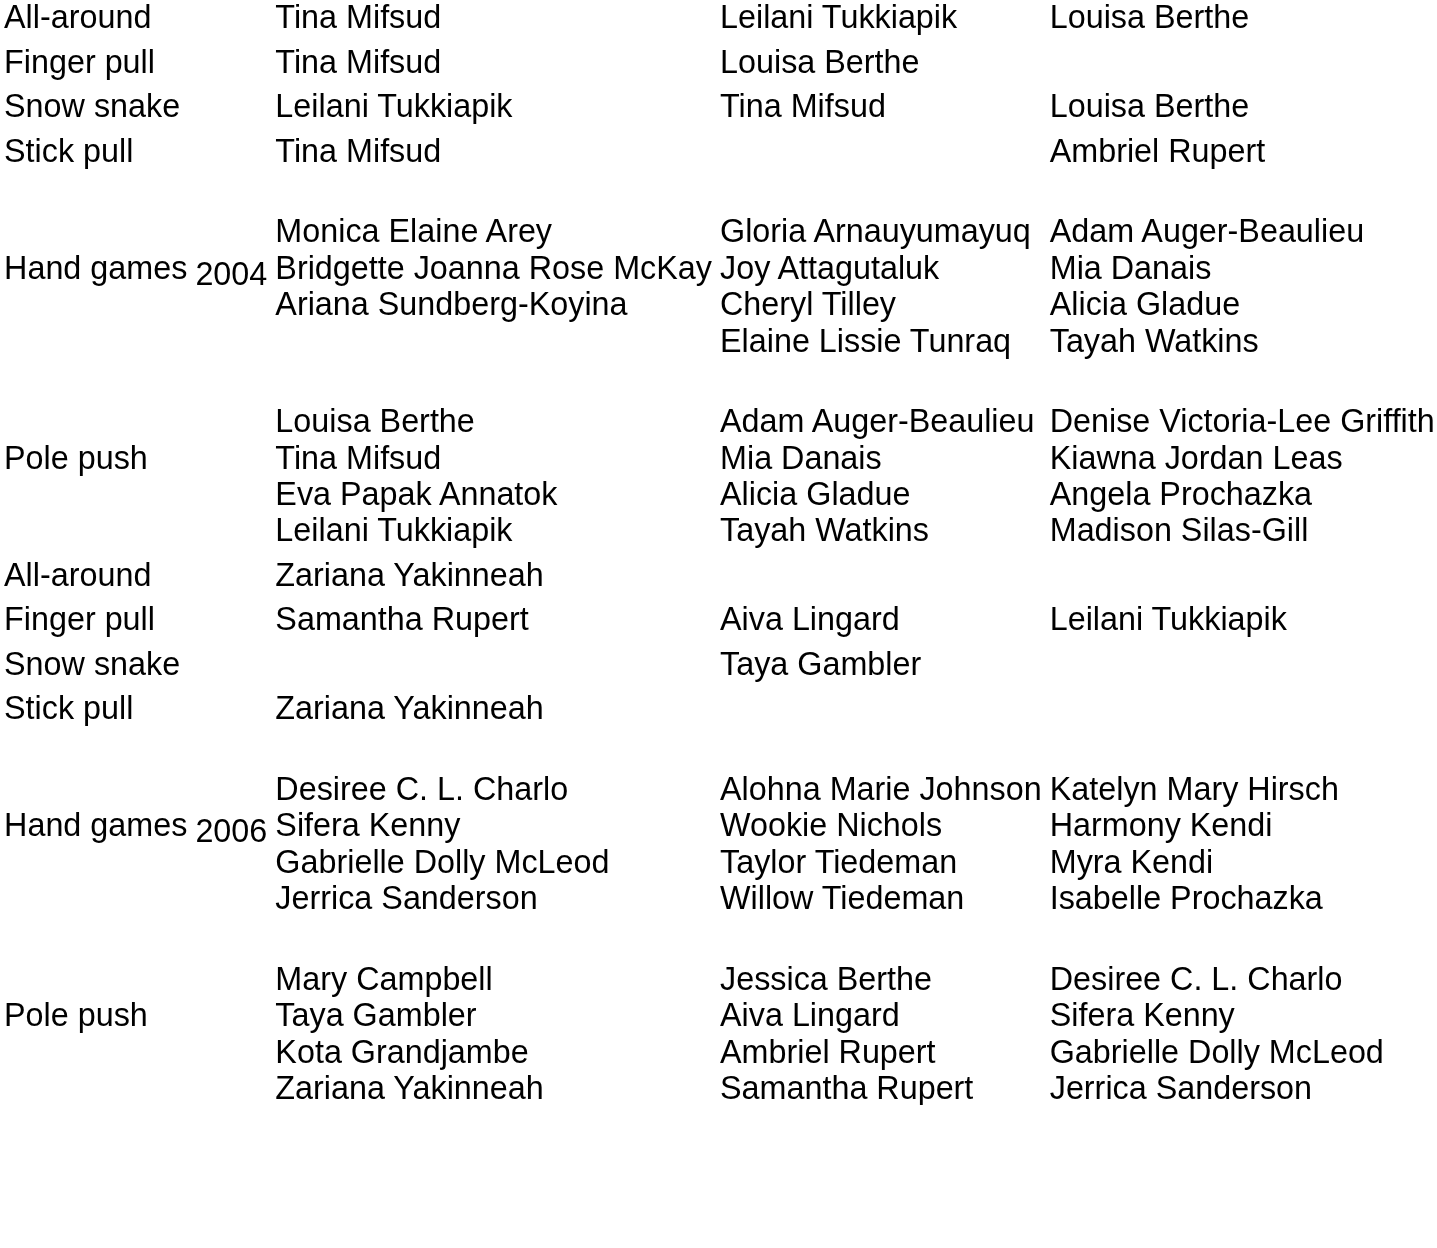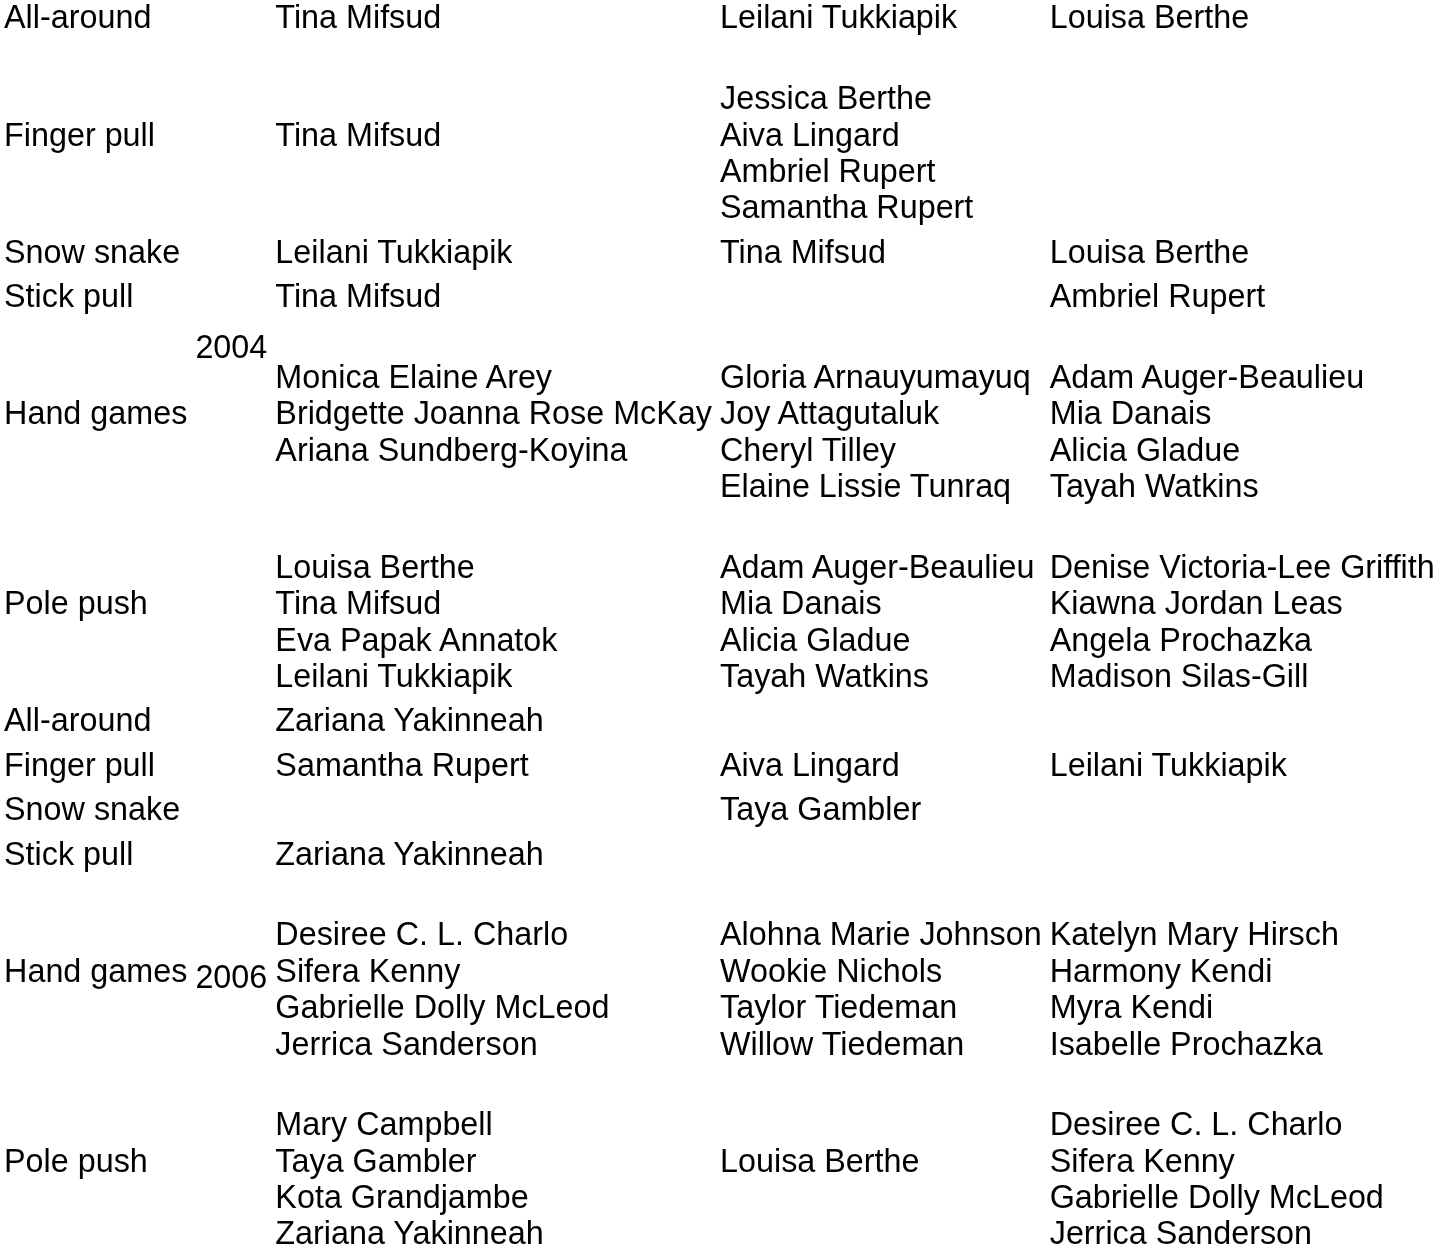(820, 62) Louisa Berthe -> (847, 153) Jessica Berthe Aiva Lingard Ambriel Rupert Samantha Rupert
(847, 1033) Jessica Berthe Aiva Lingard Ambriel Rupert Samantha Rupert -> (820, 1161) Louisa Berthe
